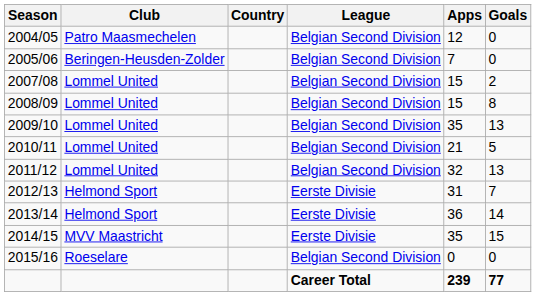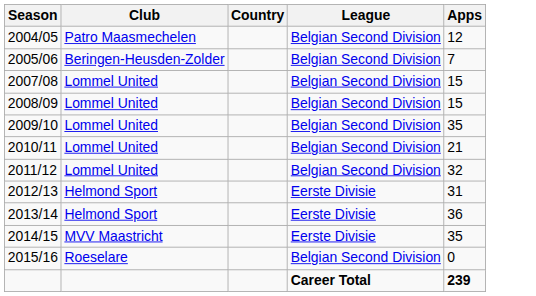- column: (508, 15)
